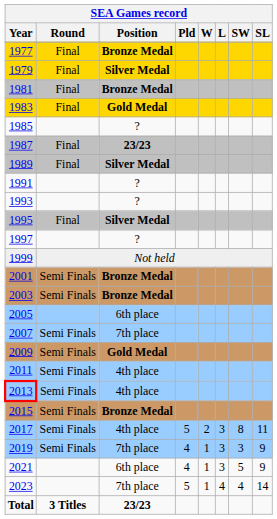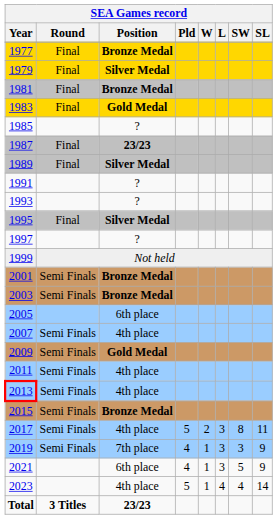(137, 333) 7th place -> (137, 333) 4th place
(137, 486) 7th place -> (137, 486) 4th place
